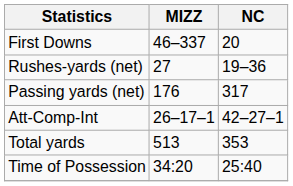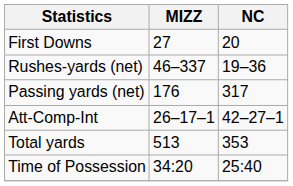(180, 42) 46–337 -> (162, 42) 27
(162, 67) 27 -> (180, 67) 46–337
